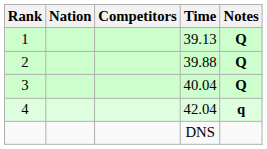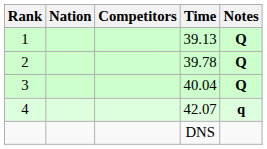(200, 62) 39.88 -> (200, 62) 39.78
(200, 109) 42.04 -> (200, 109) 42.07
